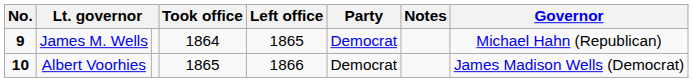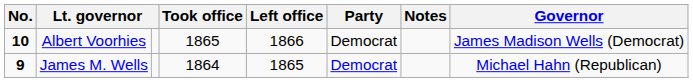rows swapped: (94, 41) <-> (94, 65)
